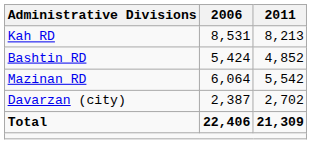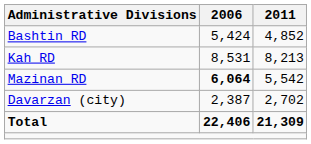rows swapped: (47, 58) <-> (31, 37)
(231, 79) normal -> (231, 79) bold
